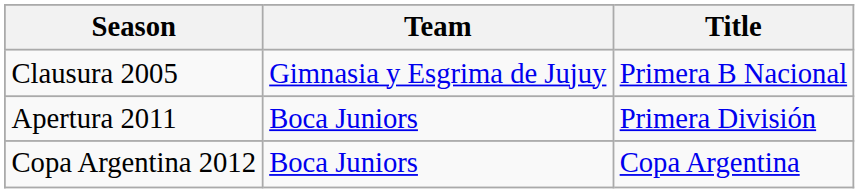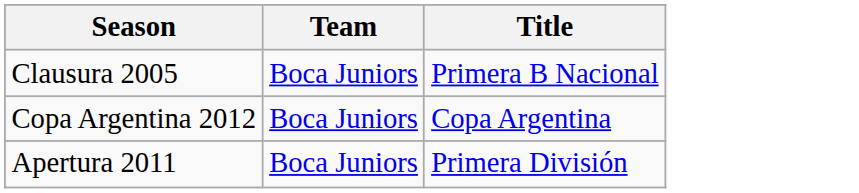(438, 72) Gimnasia y Esgrima de Jujuy -> (344, 72) Boca Juniors
rows swapped: (94, 118) <-> (134, 163)
